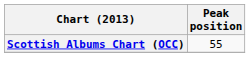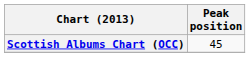(216, 44) 55 -> (216, 44) 45
